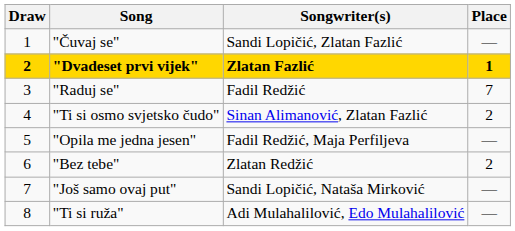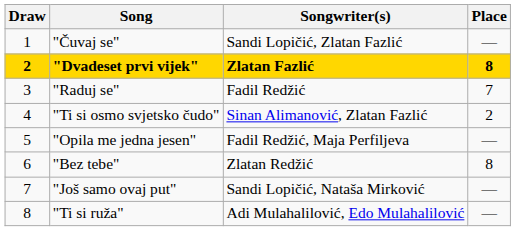(489, 66) 1 -> (489, 66) 8
(489, 164) 2 -> (489, 164) 8
